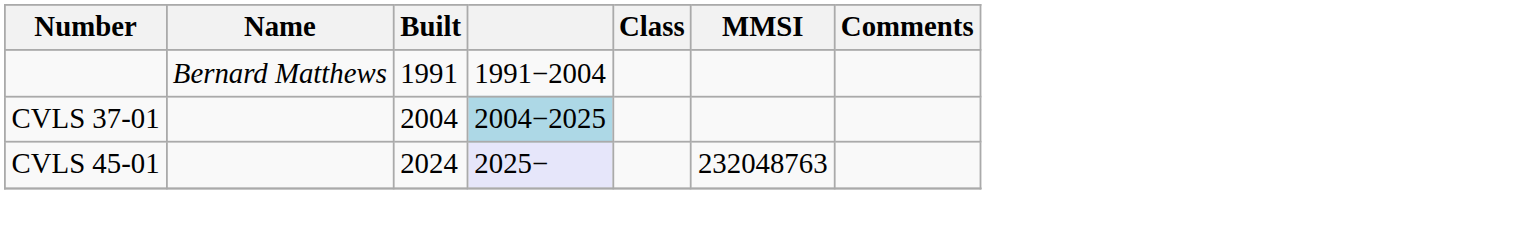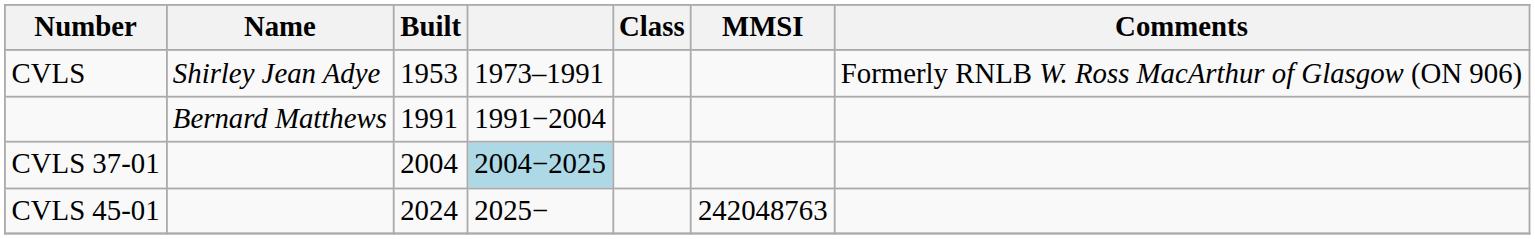+ row: (48, 73)
(511, 164) lavender background -> (511, 210) no background
(763, 164) 232048763 -> (763, 210) 242048763
